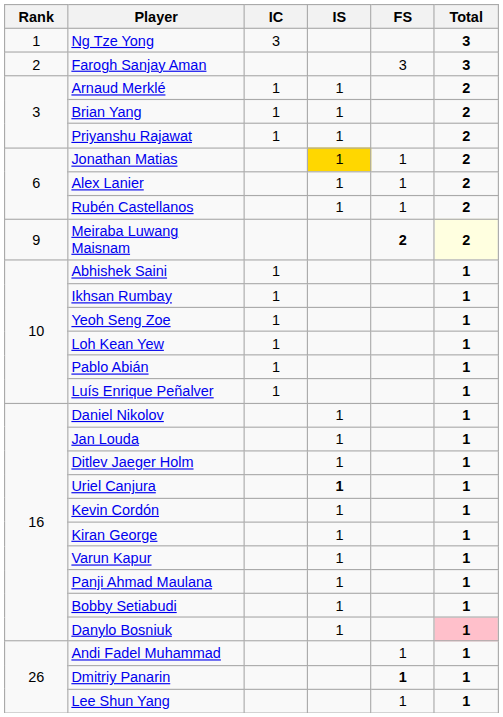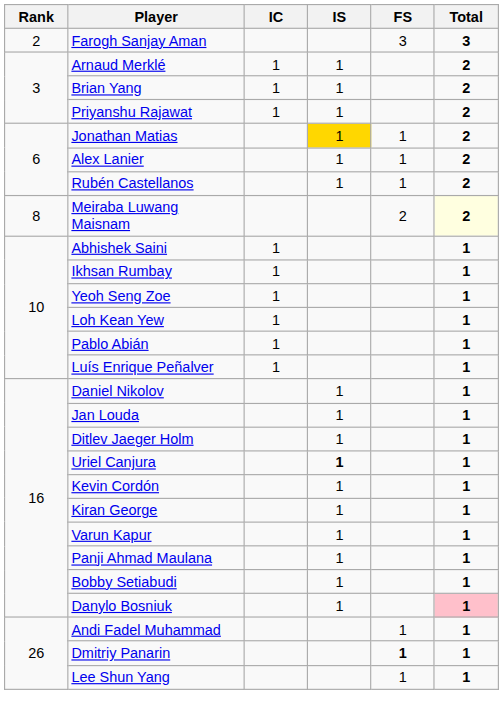- row: (113, 40)
(36, 239) 9 -> (36, 215) 8
(403, 239) bold -> (403, 215) normal
